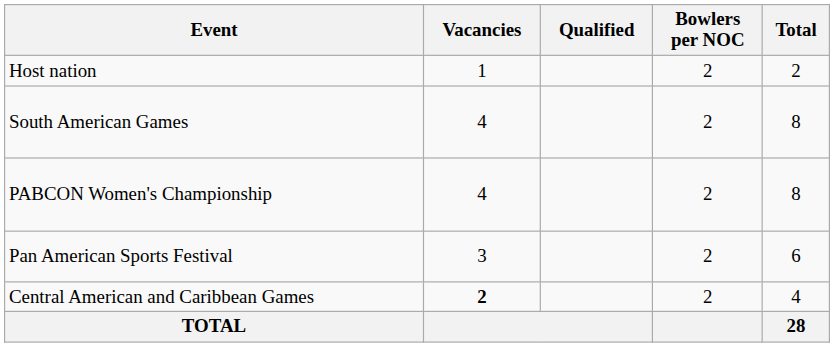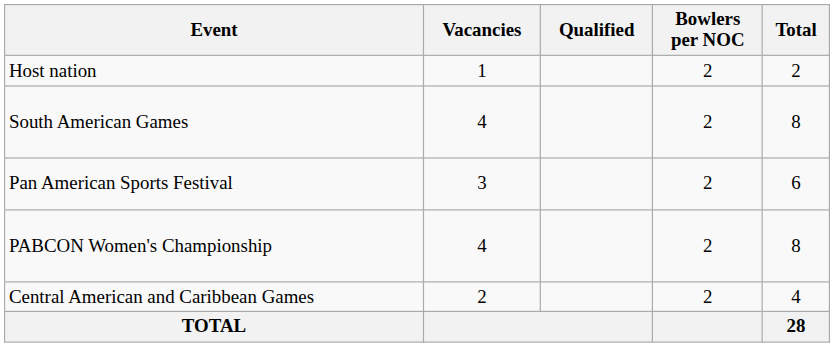rows swapped: (121, 256) <-> (140, 194)
(482, 296) bold -> (482, 296) normal
